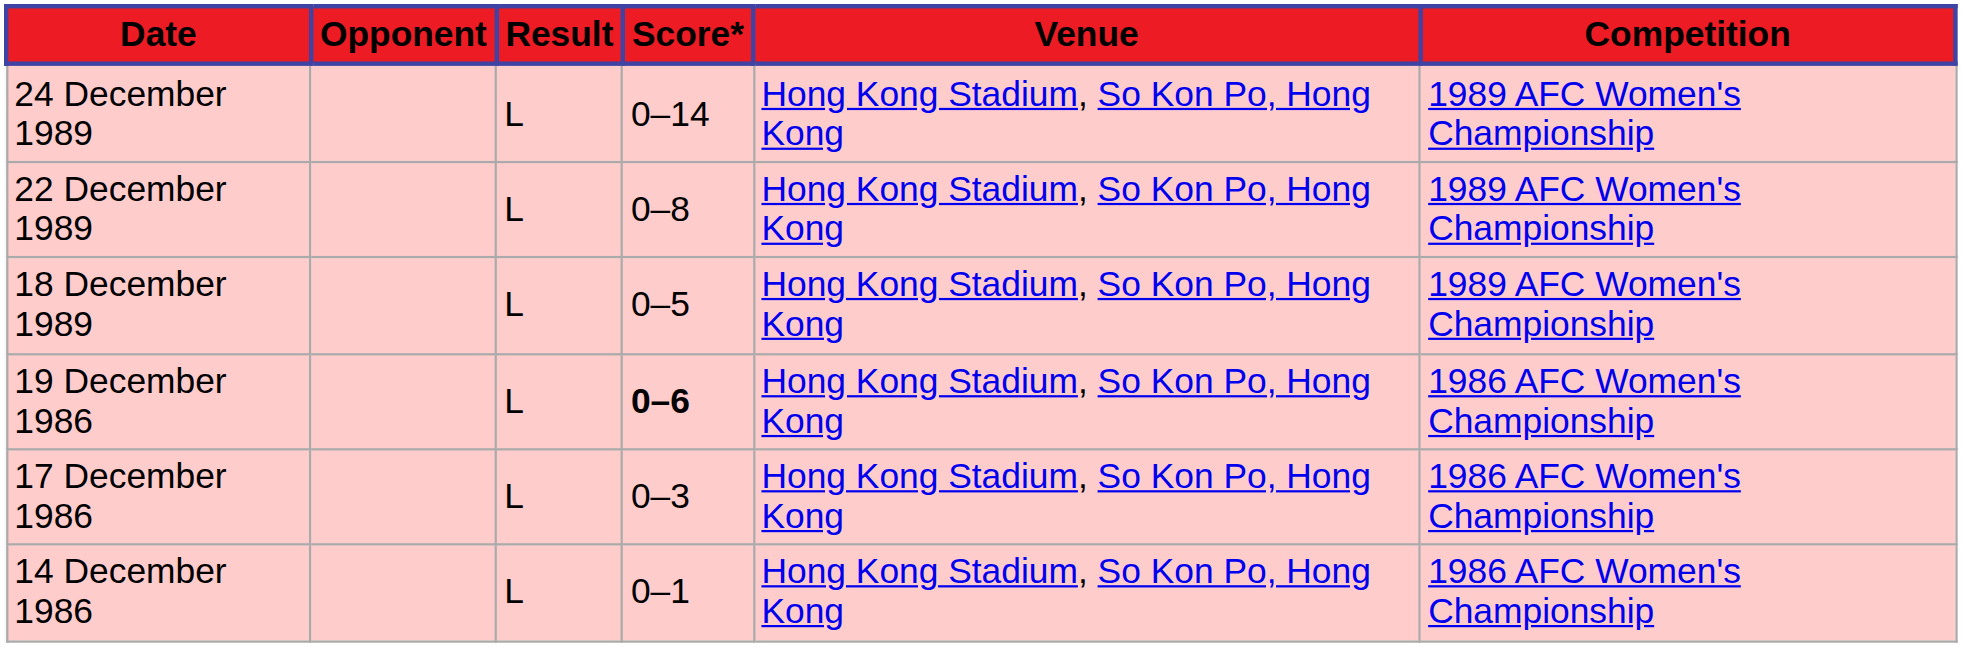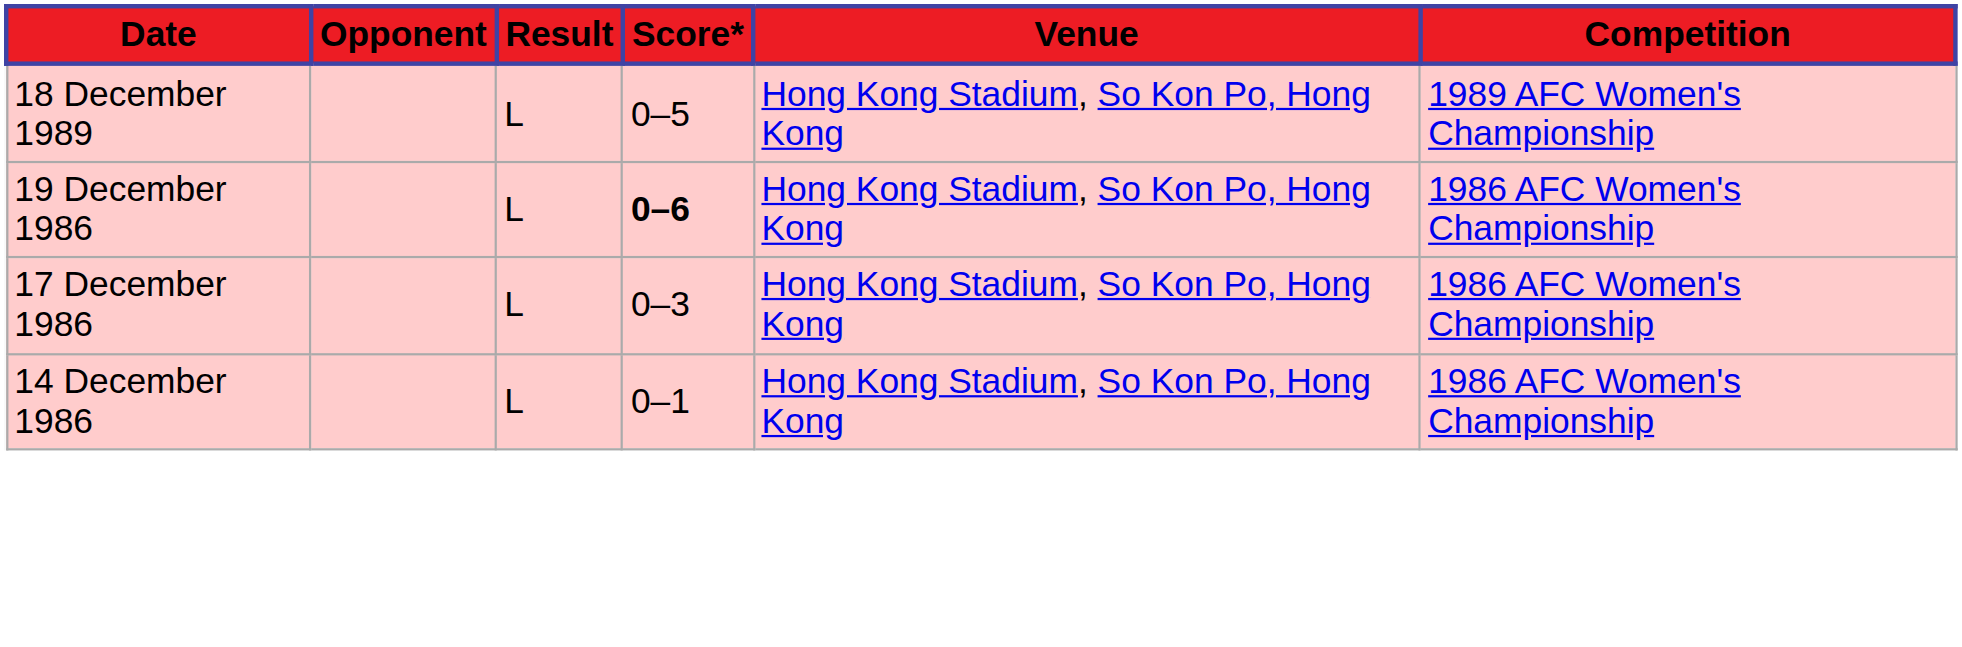- row: (120, 112)
- row: (120, 208)
